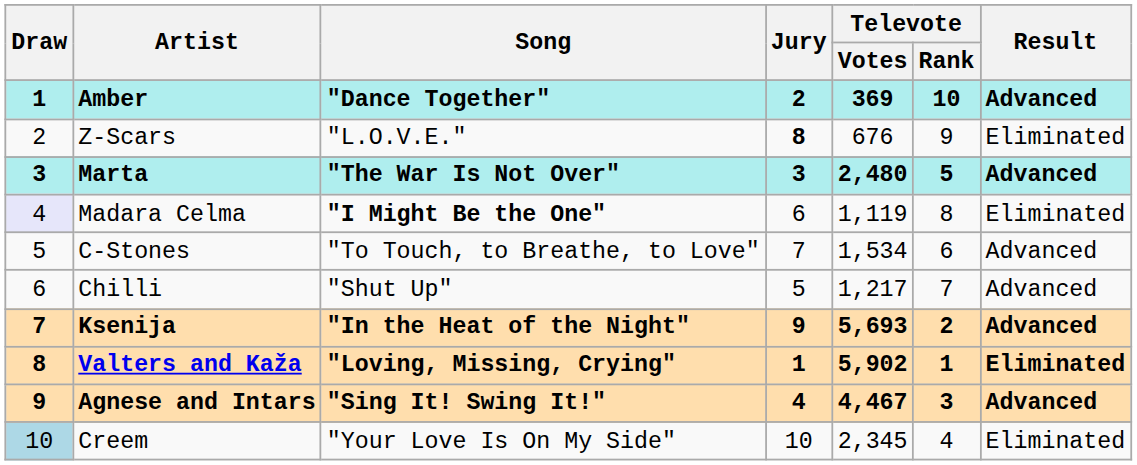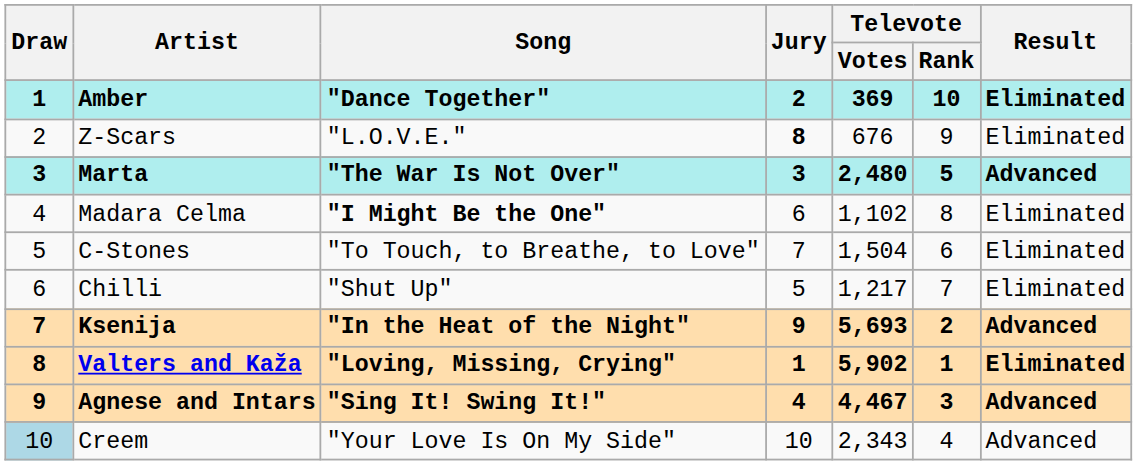(1041, 100) Advanced -> (1055, 100) Eliminated
(39, 213) lavender background -> (39, 213) no background
(873, 213) 1,119 -> (873, 213) 1,102
(873, 251) 1,534 -> (873, 251) 1,504
(1041, 251) Advanced -> (1055, 251) Eliminated
(1041, 289) Advanced -> (1055, 289) Eliminated
(873, 441) 2,345 -> (873, 441) 2,343
(1055, 441) Eliminated -> (1041, 441) Advanced
